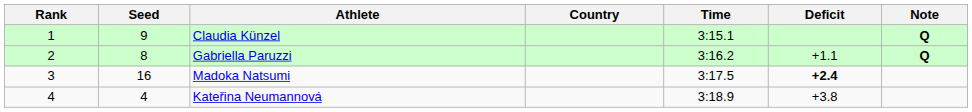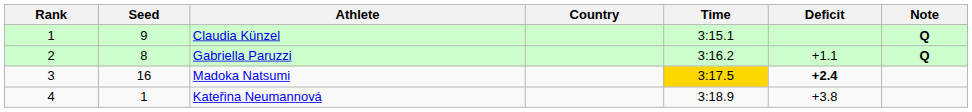(716, 76) no background -> (716, 76) gold background
(144, 96) 4 -> (144, 96) 1
